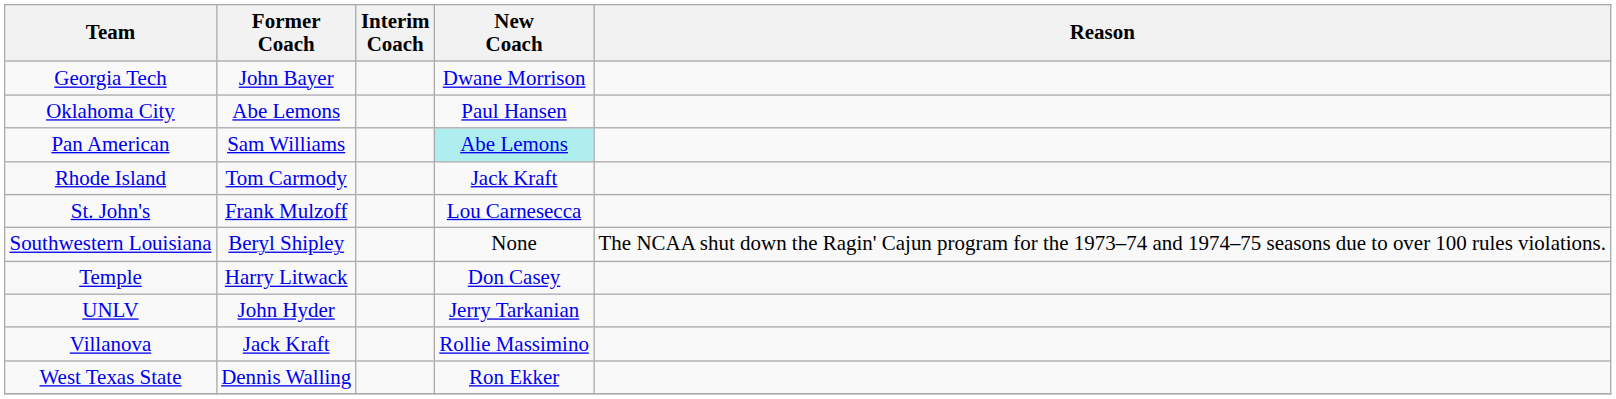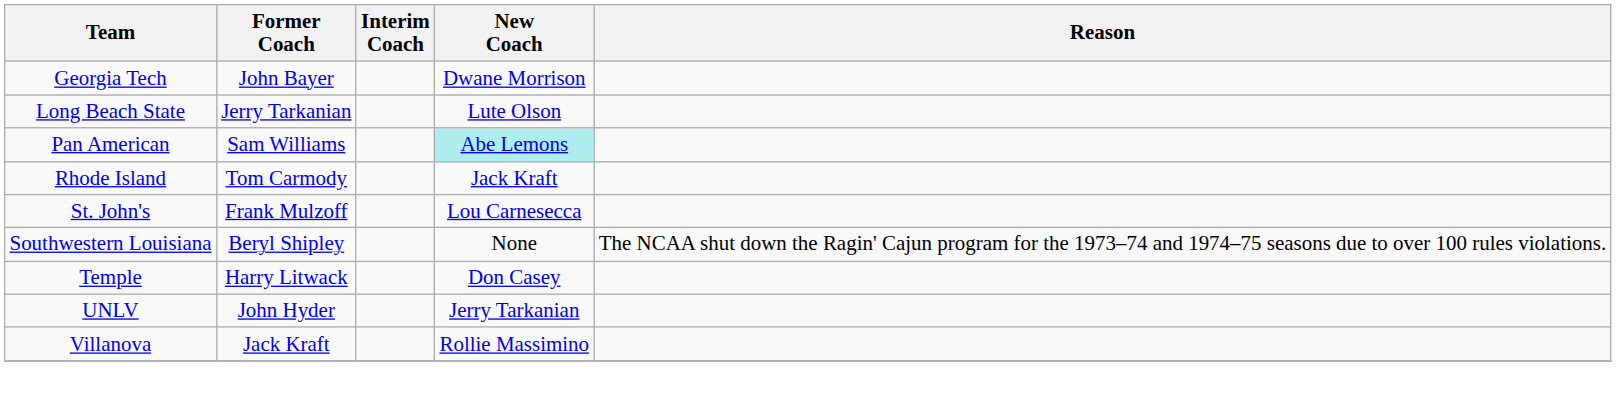+ row: (110, 111)
- row: (110, 111)
- row: (110, 377)
